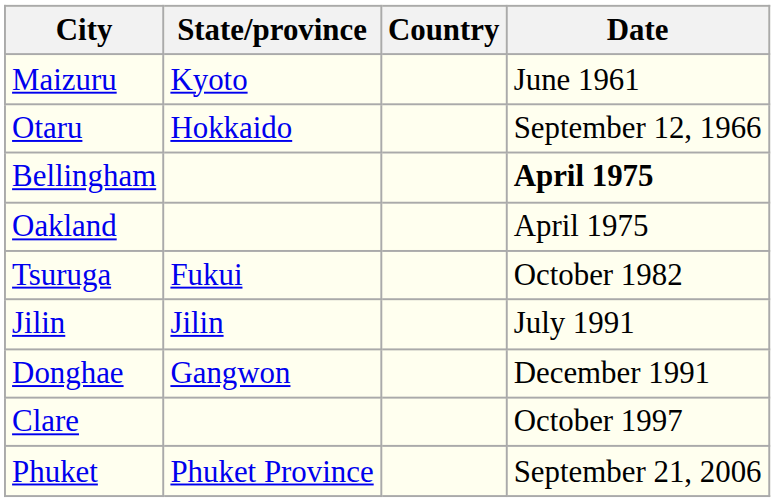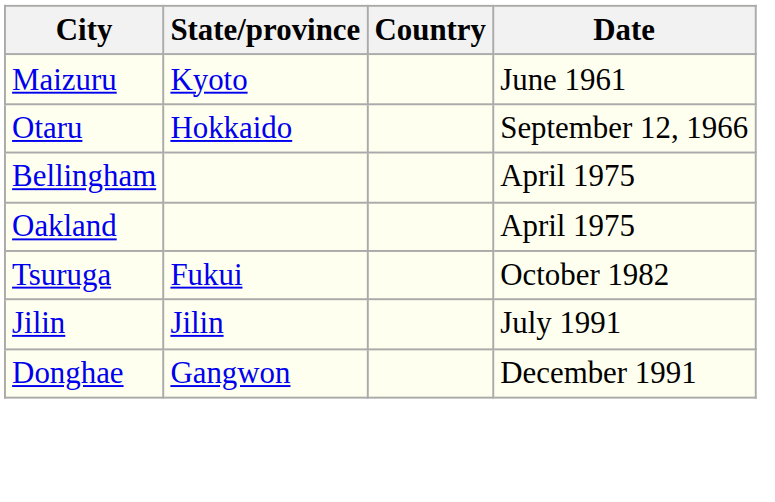(584, 176) bold -> (568, 176) normal
- row: (46, 421)
- row: (55, 470)
